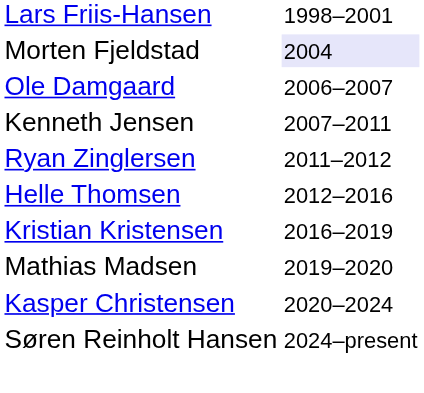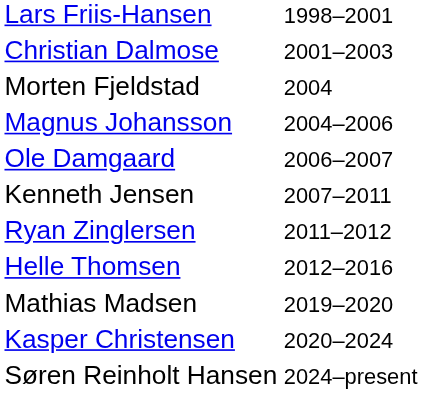+ row: (112, 50)
(308, 52) lavender background -> (308, 88) no background
+ row: (118, 122)
- row: (114, 230)
